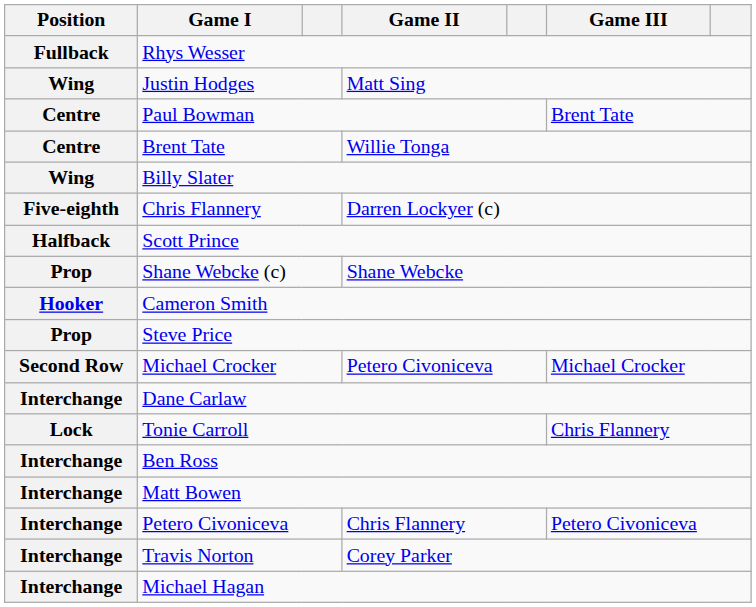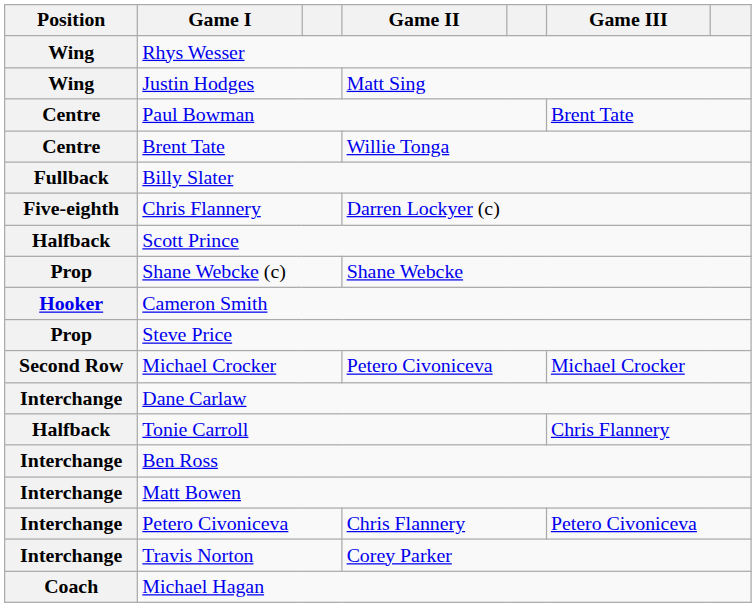(71, 51) Fullback -> (71, 51) Wing
(71, 177) Wing -> (71, 177) Fullback
(71, 429) Lock -> (71, 429) Halfback
(71, 586) Interchange -> (71, 586) Coach
